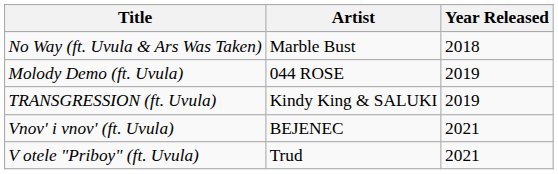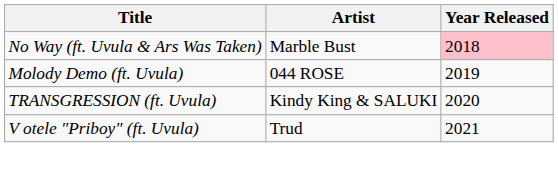(462, 45) no background -> (462, 45) pink background
(462, 100) 2019 -> (462, 100) 2020
- row: (91, 127)
